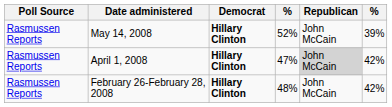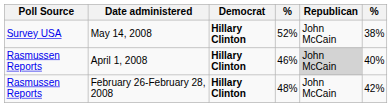(33, 34) Rasmussen Reports -> (34, 34) Survey USA
(374, 34) 39% -> (374, 34) 38%
(287, 61) 47% -> (287, 61) 46%
(374, 61) 42% -> (374, 61) 40%
